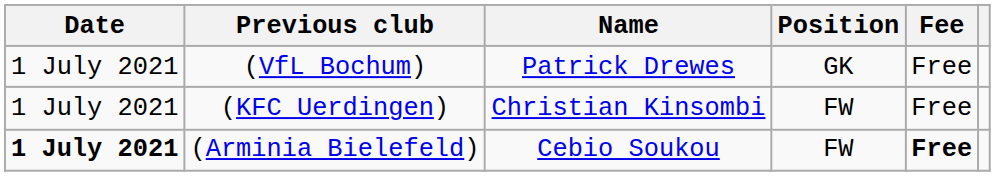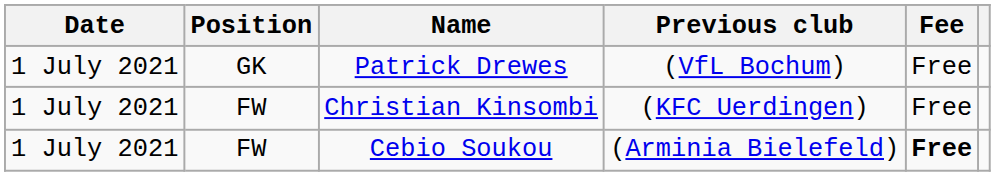columns swapped: (838, 26) <-> (335, 26)
(95, 150) bold -> (95, 150) normal
